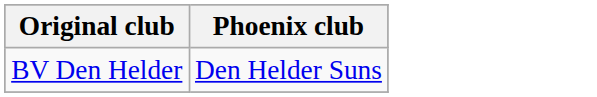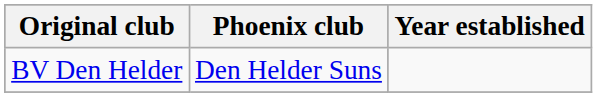+ column: (490, 26)
